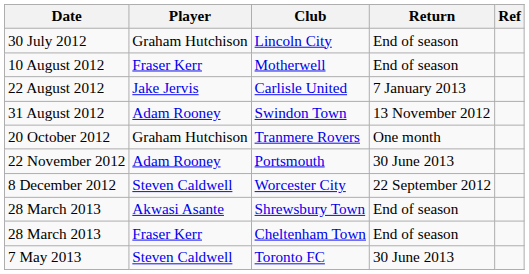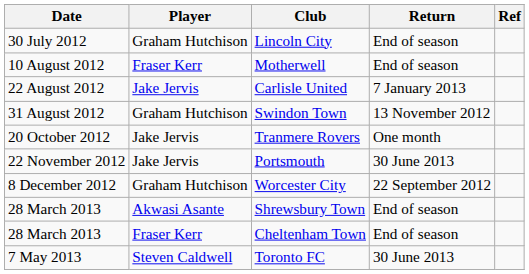(176, 112) Adam Rooney -> (190, 112) Graham Hutchison
(190, 137) Graham Hutchison -> (165, 137) Jake Jervis
(176, 161) Adam Rooney -> (165, 161) Jake Jervis
(182, 185) Steven Caldwell -> (190, 185) Graham Hutchison
